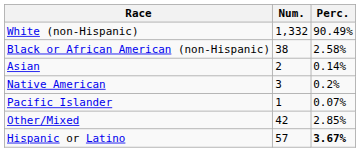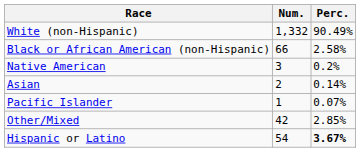(282, 49) 38 -> (282, 49) 66
rows swapped: (56, 85) <-> (23, 67)
(282, 138) 57 -> (282, 138) 54
